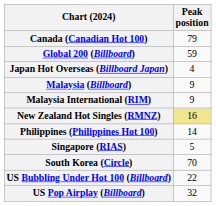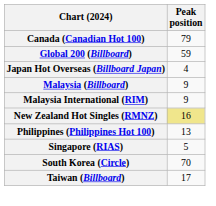(192, 131) 14 -> (186, 131) 13
+ row: (86, 178)
- row: (89, 178)
- row: (89, 193)
